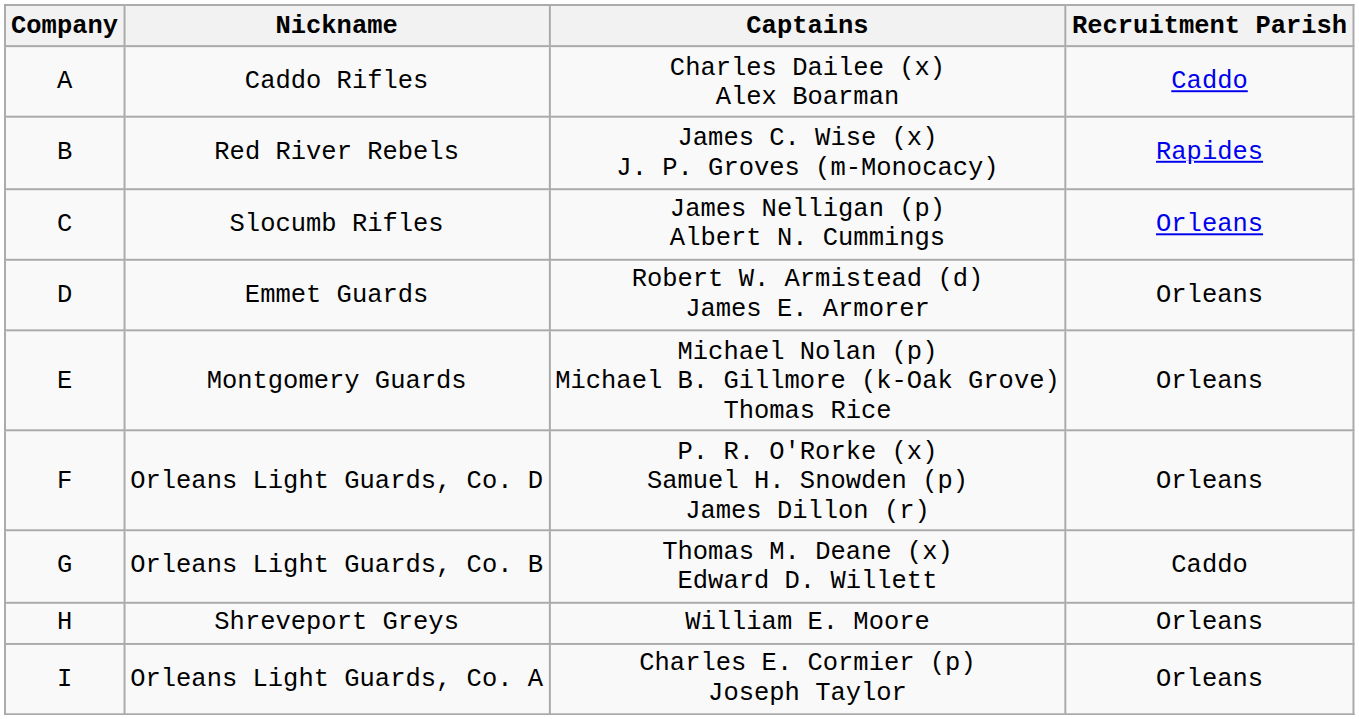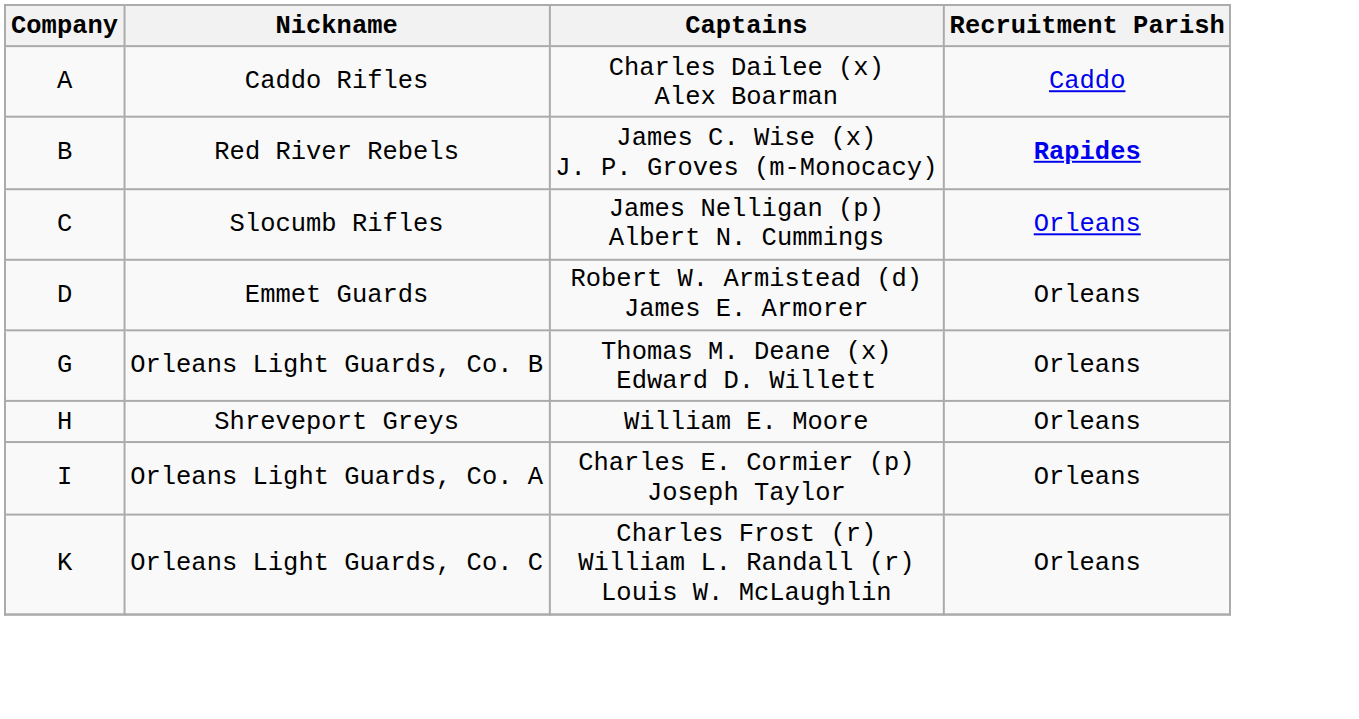(1210, 153) normal -> (1087, 153) bold
- row: (337, 380)
- row: (337, 481)
(1210, 566) Caddo -> (1087, 366) Orleans
+ row: (337, 564)
